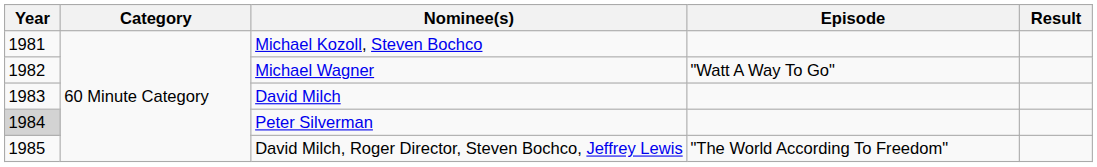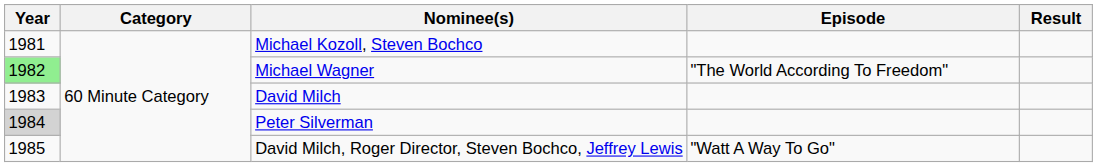(27, 70) no background -> (27, 70) lightgreen background
(763, 70) "Watt A Way To Go" -> (819, 70) "The World According To Freedom"
(819, 149) "The World According To Freedom" -> (763, 149) "Watt A Way To Go"
